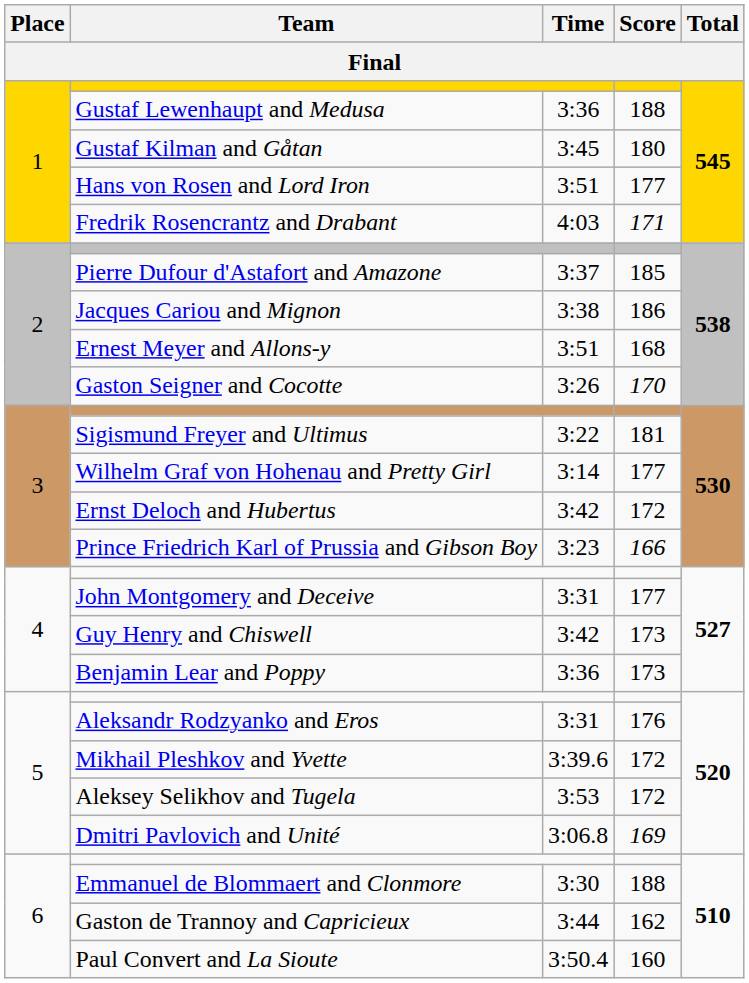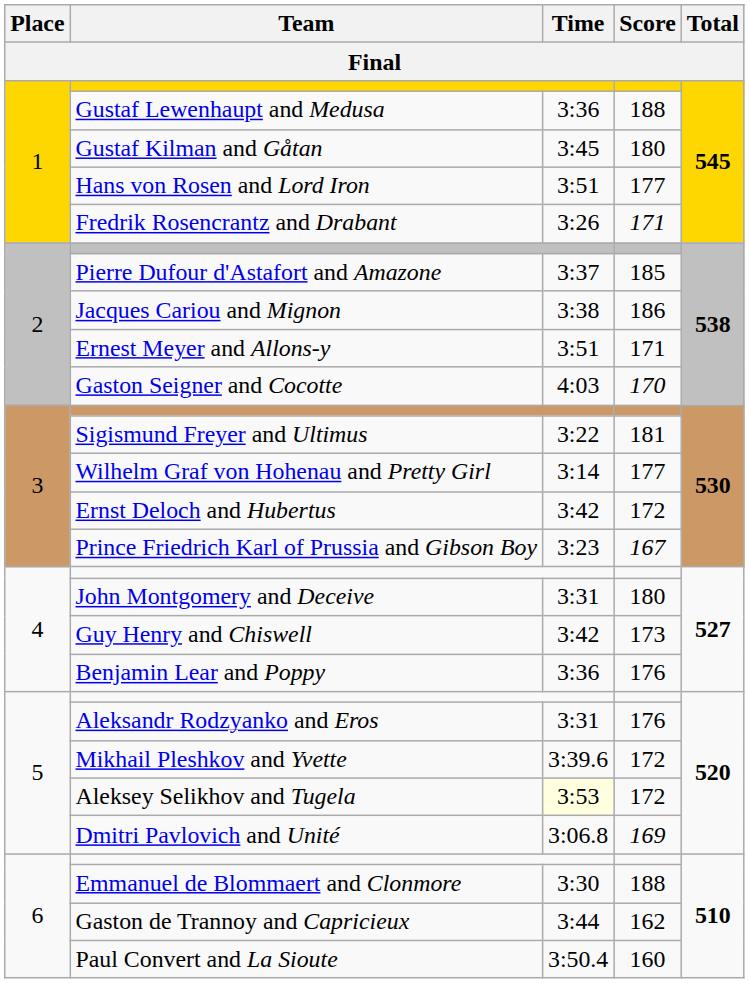(578, 223) 4:03 -> (578, 223) 3:26
(647, 347) 168 -> (647, 347) 171
(578, 385) 3:26 -> (578, 385) 4:03
(647, 547) 166 -> (647, 547) 167
(647, 596) 177 -> (647, 596) 180
(647, 672) 173 -> (647, 672) 176
(578, 796) no background -> (578, 796) lightyellow background
